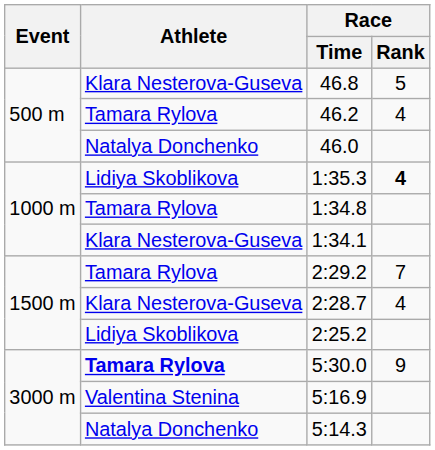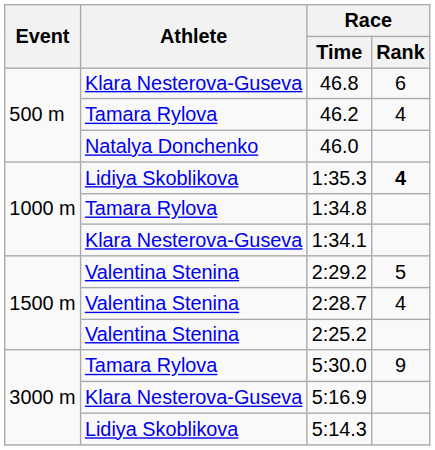(401, 84) 5 -> (401, 84) 6
(151, 272) Tamara Rylova -> (162, 272) Valentina Stenina
(401, 272) 7 -> (401, 272) 5
(194, 303) Klara Nesterova-Guseva -> (162, 303) Valentina Stenina
(162, 335) Lidiya Skoblikova -> (162, 335) Valentina Stenina
(155, 366) bold -> (151, 366) normal
(162, 398) Valentina Stenina -> (194, 398) Klara Nesterova-Guseva
(172, 429) Natalya Donchenko -> (162, 429) Lidiya Skoblikova
